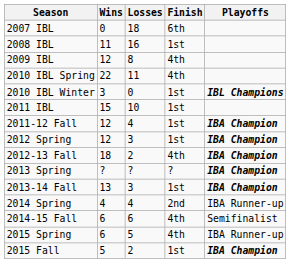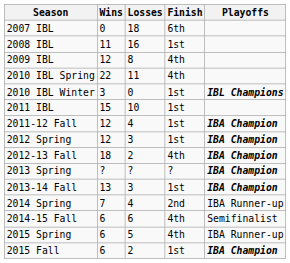(102, 203) 4 -> (102, 203) 7
(102, 251) 5 -> (102, 251) 6
